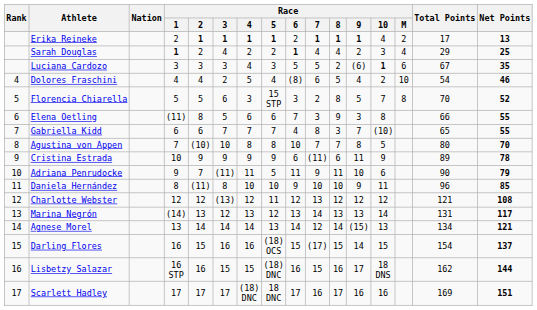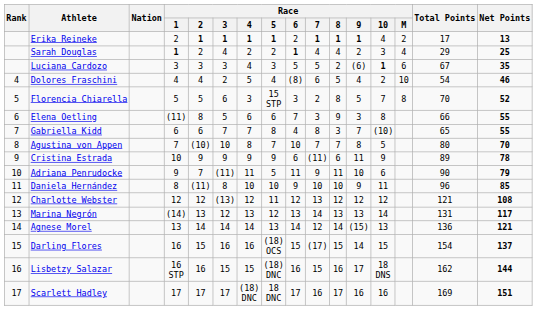(274, 131) 7 -> (274, 131) 8
(274, 145) 8 -> (274, 145) 7
(445, 228) 134 -> (445, 228) 136
